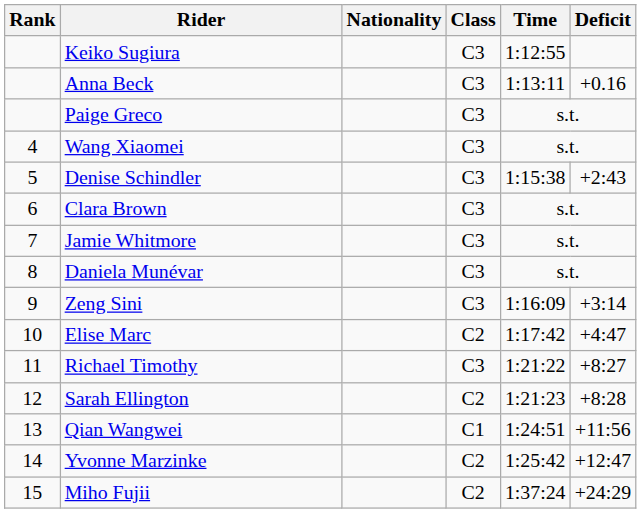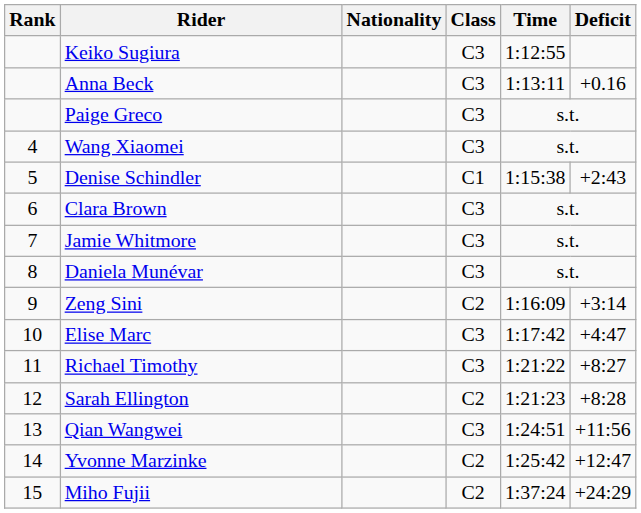(473, 177) C3 -> (473, 177) C1
(473, 303) C3 -> (473, 303) C2
(473, 334) C2 -> (473, 334) C3
(473, 429) C1 -> (473, 429) C3
